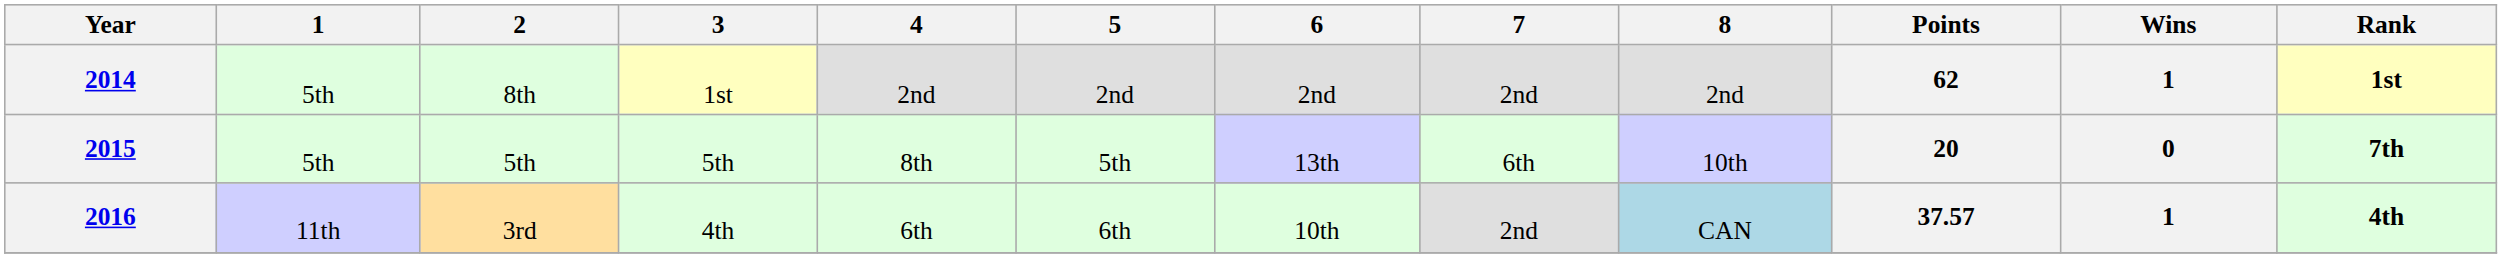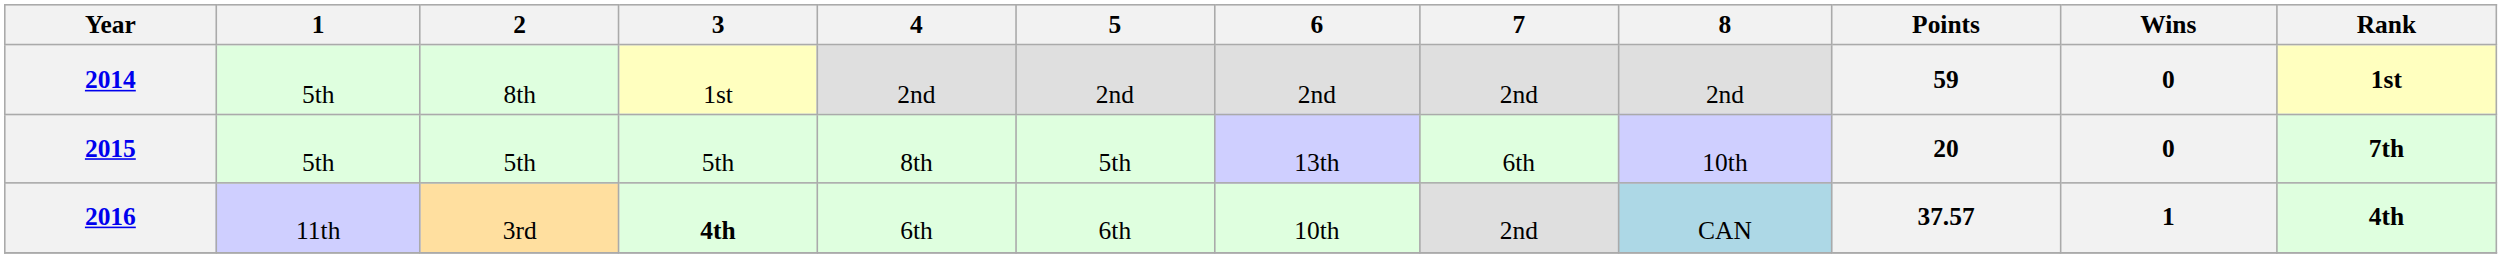(1946, 79) 62 -> (1946, 79) 59
(2168, 79) 1 -> (2168, 79) 0
(718, 231) normal -> (718, 231) bold
